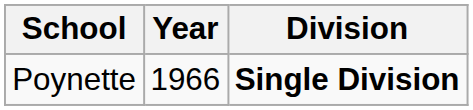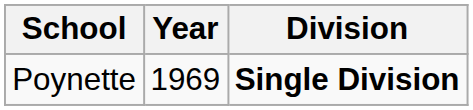(185, 79) 1966 -> (185, 79) 1969
